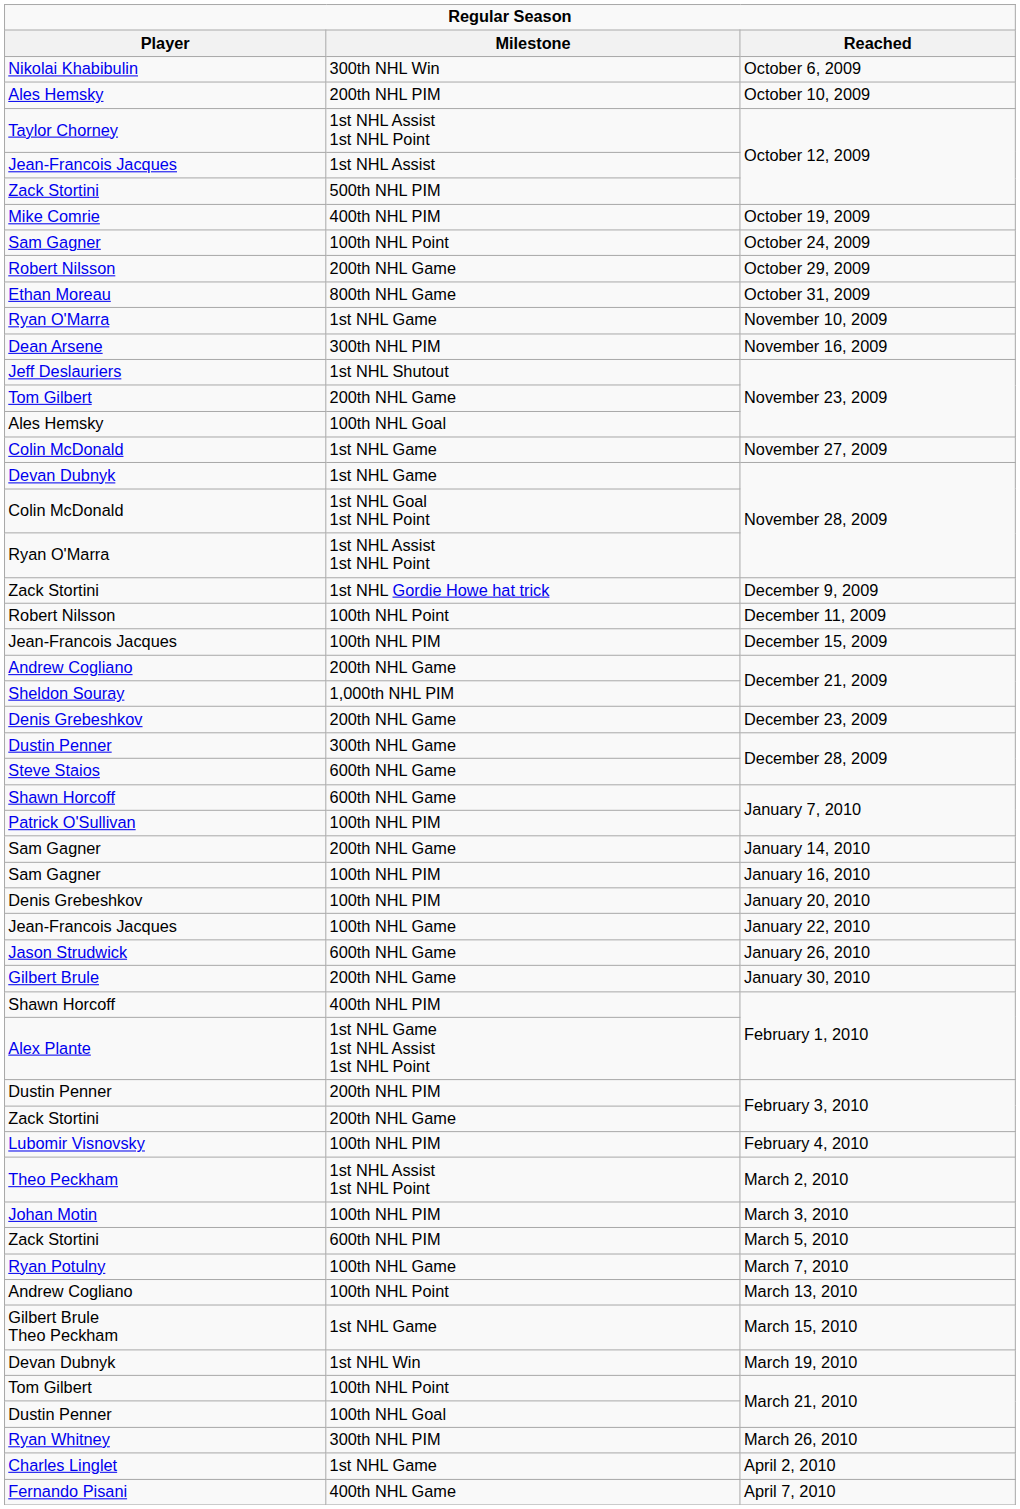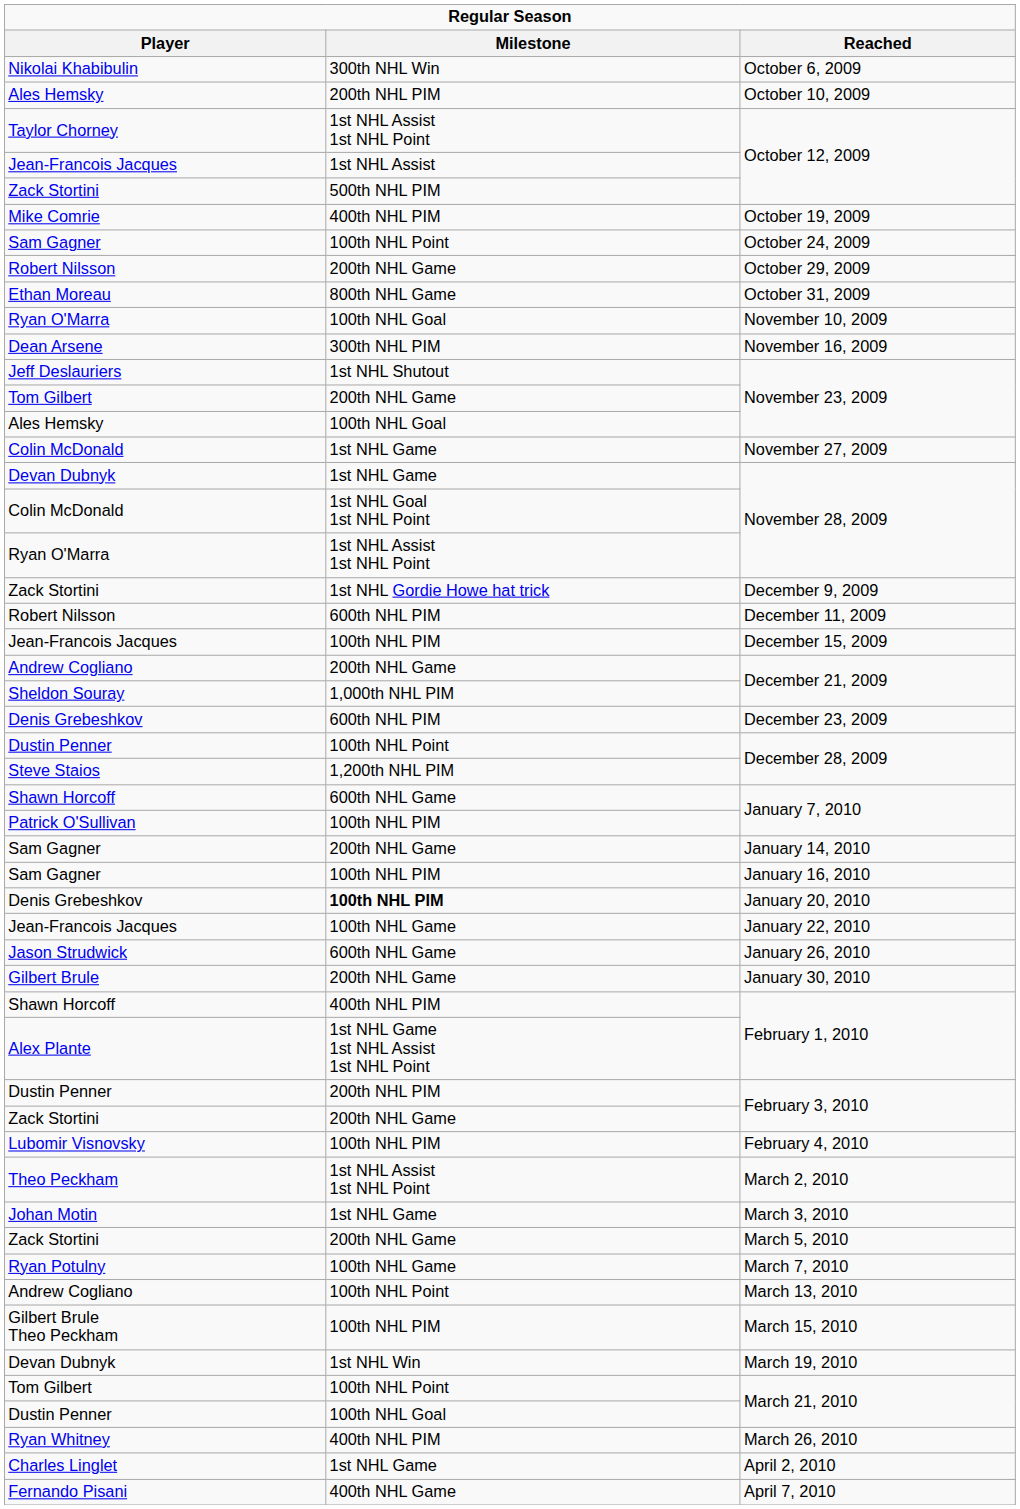(383, 320) 1st NHL Game -> (388, 320) 100th NHL Goal
(389, 616) 100th NHL Point -> (385, 616) 600th NHL PIM
(393, 719) 200th NHL Game -> (385, 719) 600th NHL PIM
(393, 745) 300th NHL Game -> (389, 745) 100th NHL Point
(393, 771) 600th NHL Game -> (392, 771) 1,200th NHL PIM
(385, 900) normal -> (387, 900) bold
(385, 1214) 100th NHL PIM -> (383, 1214) 1st NHL Game
(385, 1240) 600th NHL PIM -> (393, 1240) 200th NHL Game
(383, 1327) 1st NHL Game -> (385, 1327) 100th NHL PIM
(385, 1440) 300th NHL PIM -> (385, 1440) 400th NHL PIM
